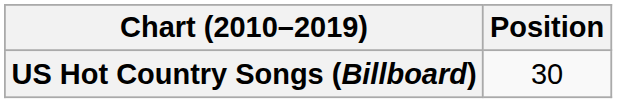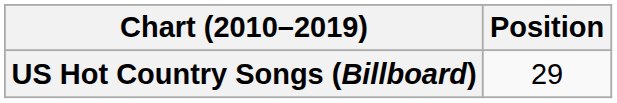(547, 73) 30 -> (547, 73) 29
